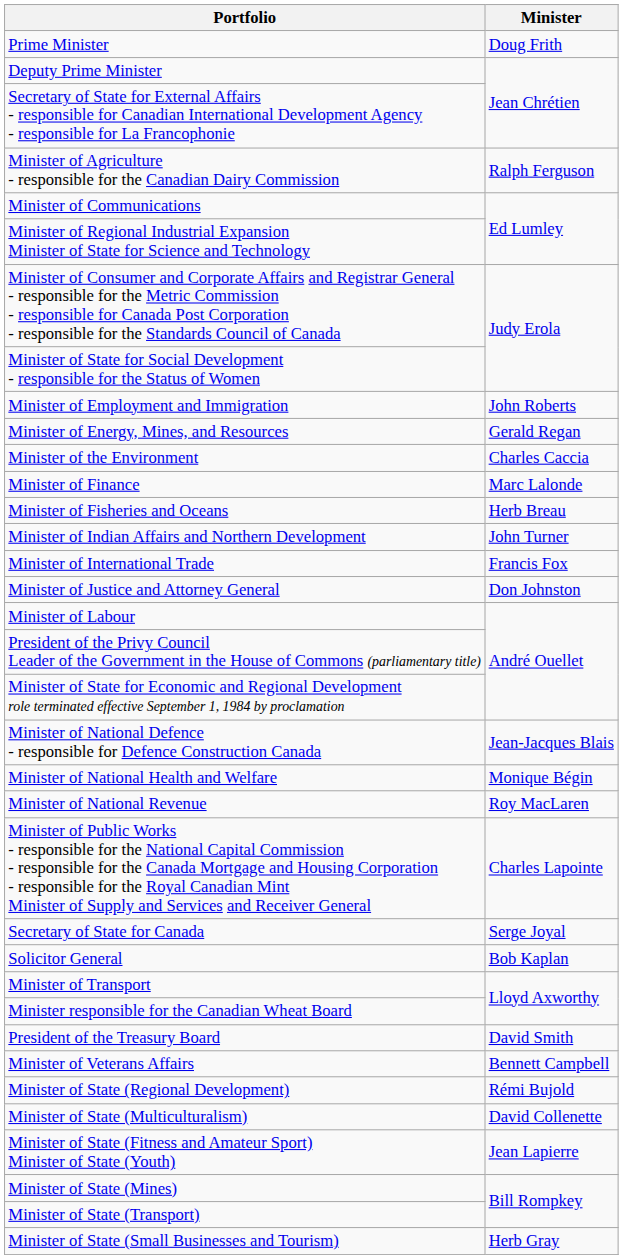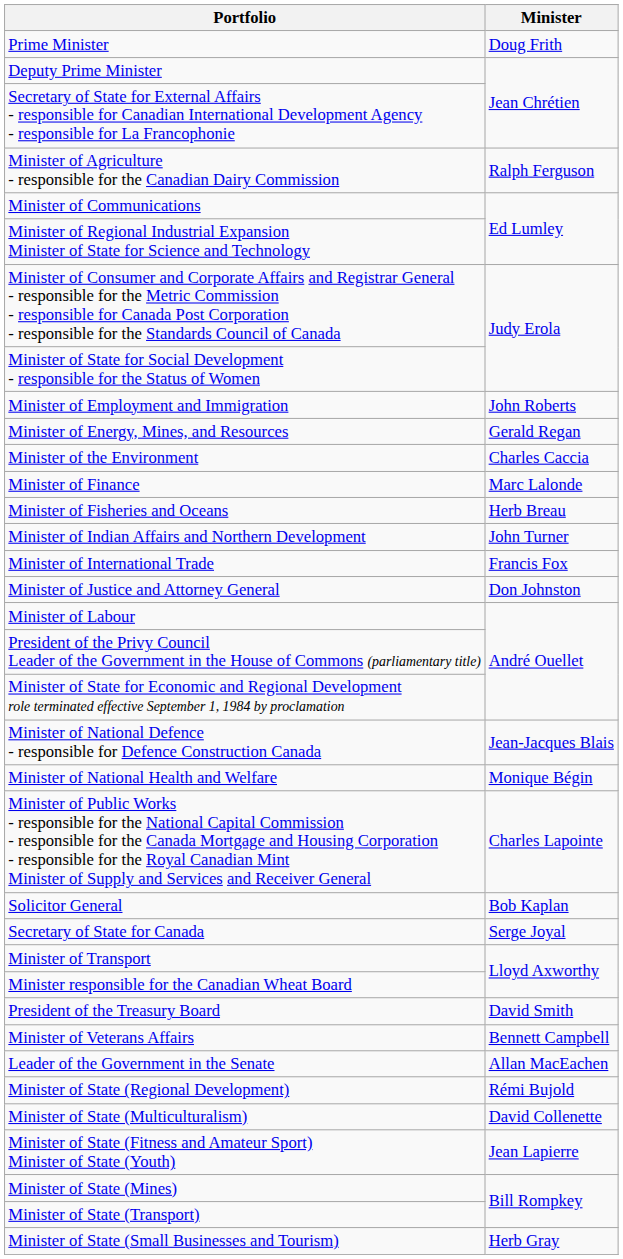- row: (107, 804)
rows swapped: (106, 931) <-> (65, 958)
+ row: (141, 1063)
